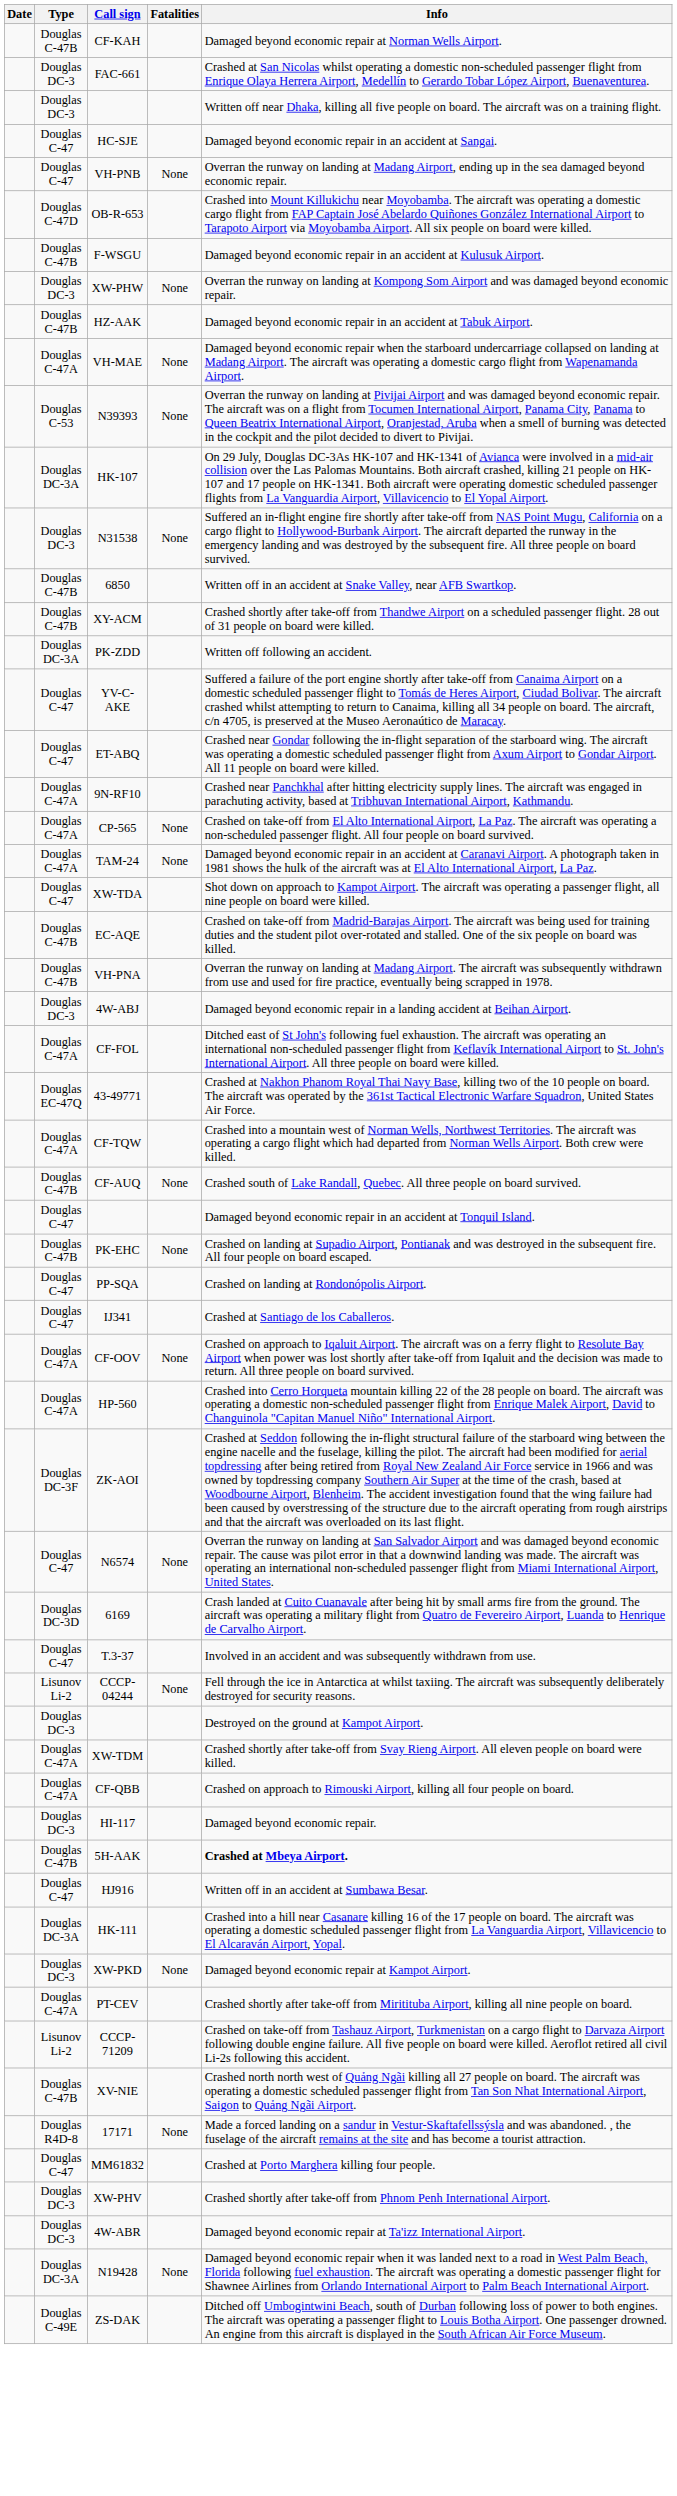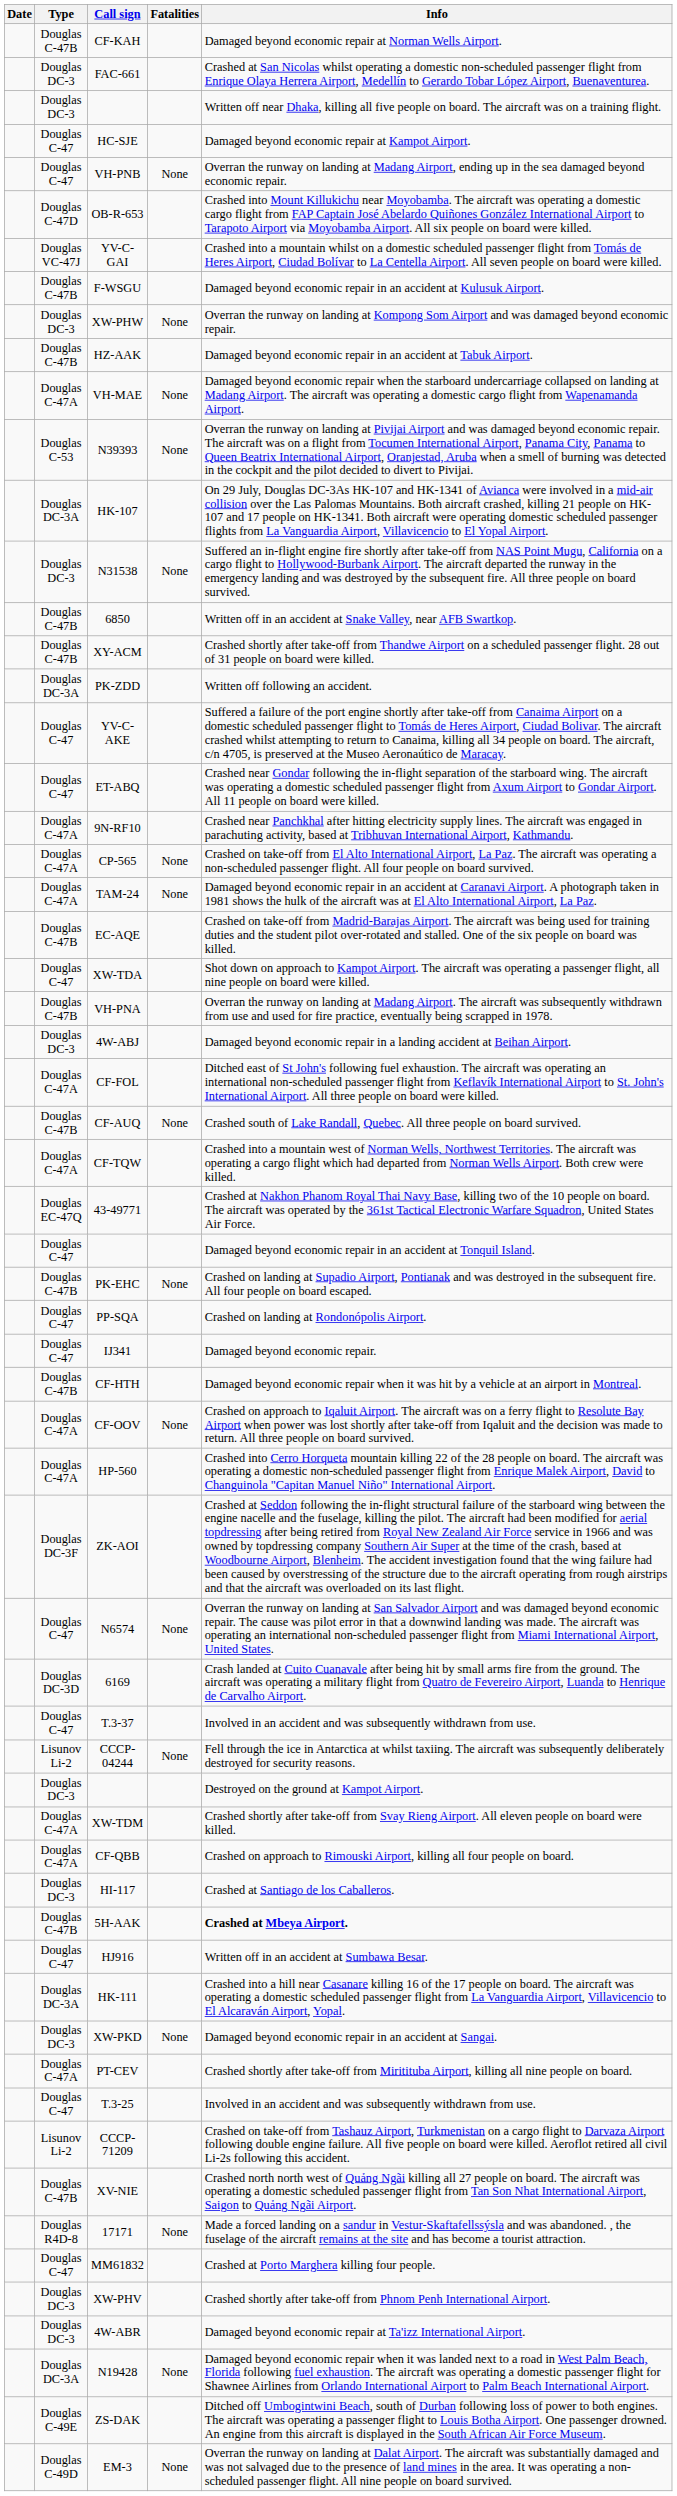(351, 140) Damaged beyond economic repair in an accident at Sangai. -> (338, 140) Damaged beyond economic repair at Kampot Airport.
+ row: (61, 254)
rows swapped: (61, 934) <-> (61, 894)
rows swapped: (61, 1096) <-> (61, 1183)
(299, 1317) Crashed at Santiago de los Caballeros. -> (291, 1350) Damaged beyond economic repair.
+ row: (61, 1384)
(291, 1823) Damaged beyond economic repair. -> (299, 1890) Crashed at Santiago de los Caballeros.
(338, 1970) Damaged beyond economic repair at Kampot Airport. -> (351, 2037) Damaged beyond economic repair in an accident at Sangai.
+ row: (61, 2104)
+ row: (61, 2467)
